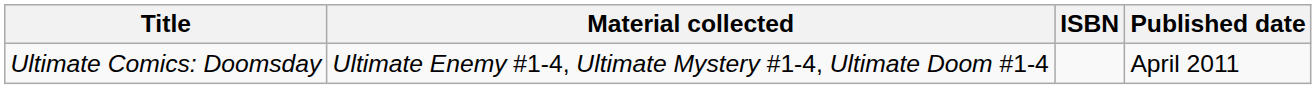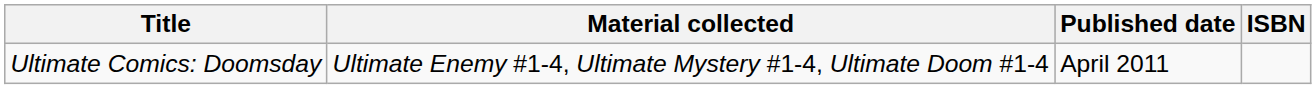columns swapped: (1218, 24) <-> (1090, 24)
